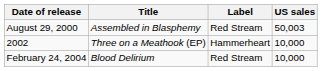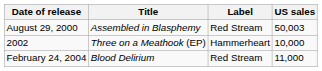(289, 58) 10,000 -> (289, 58) 11,000
